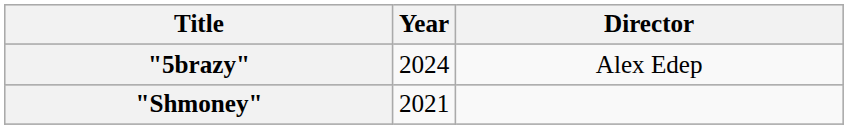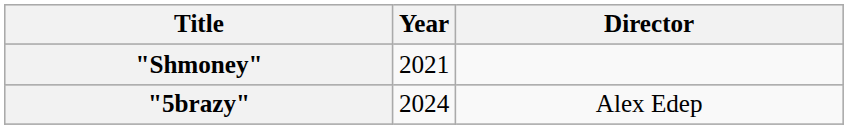rows swapped: (199, 104) <-> (199, 64)
